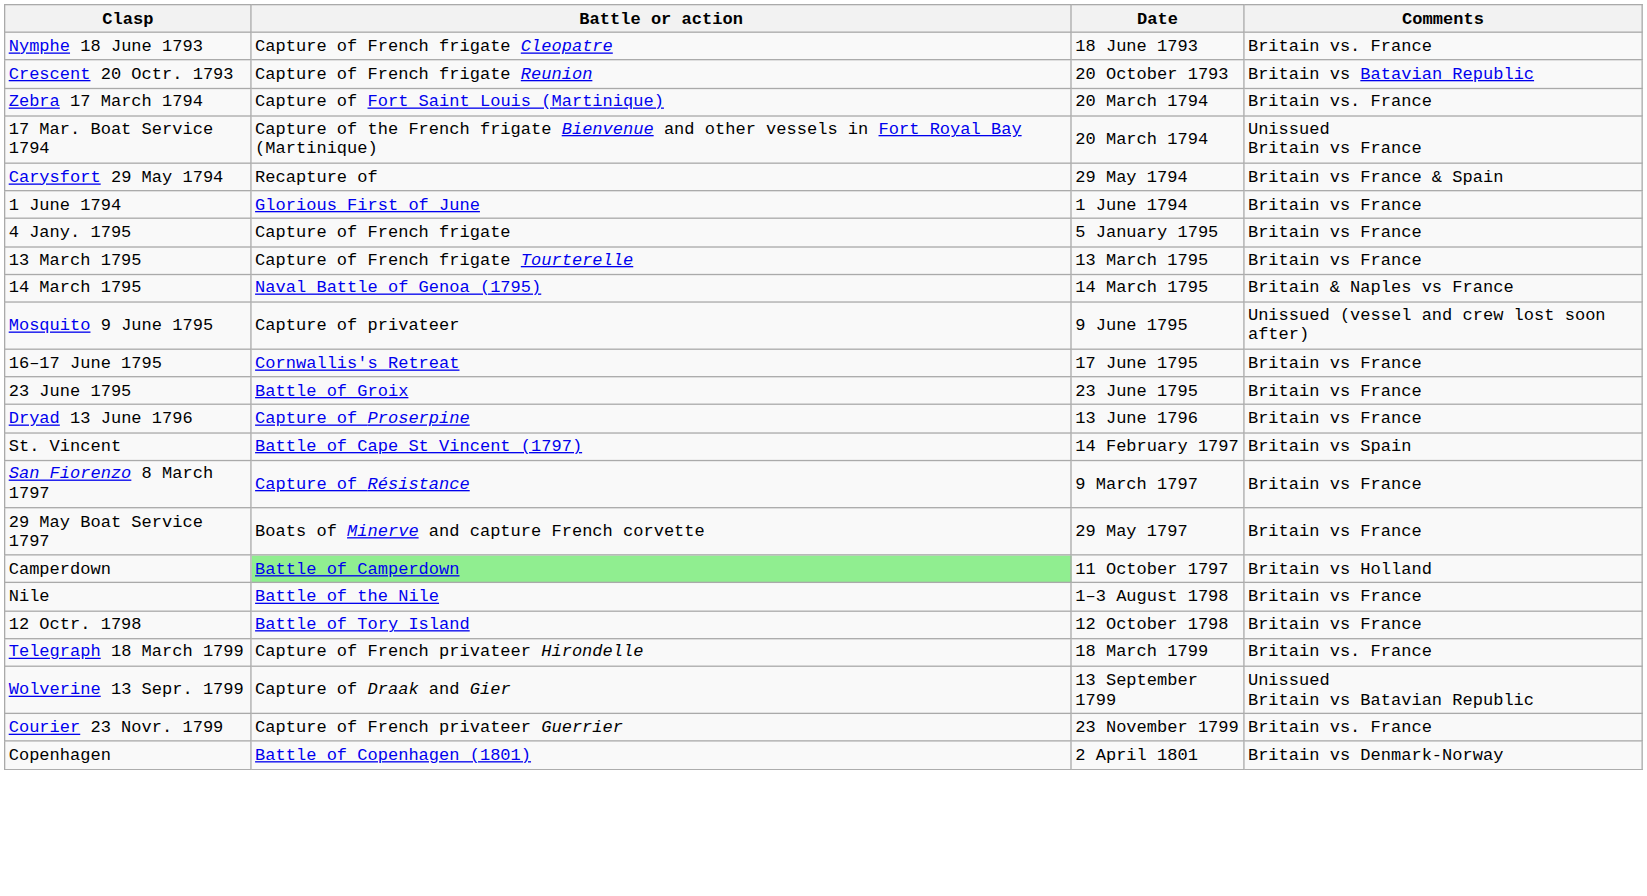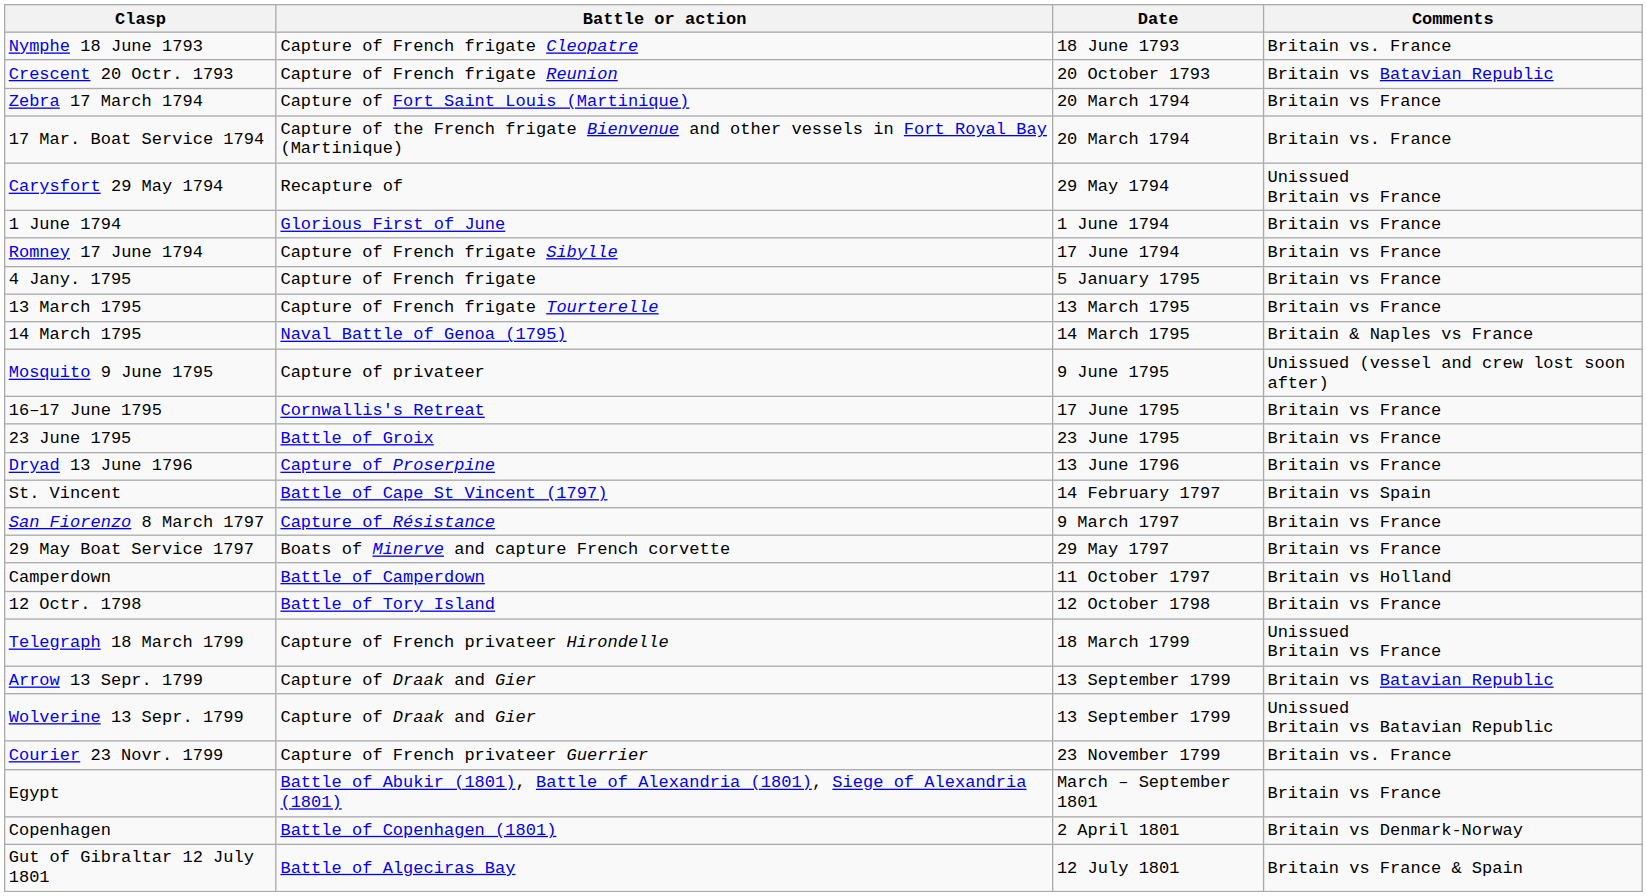(1340, 102) Britain vs. France -> (1354, 102) Britain vs France
(1335, 139) Unissued Britain vs France -> (1359, 139) Britain vs. France
(1376, 177) Britain vs France & Spain -> (1354, 187) Unissued Britain vs France
+ row: (106, 252)
(357, 569) lightgreen background -> (383, 577) no background
- row: (29, 597)
(1340, 652) Britain vs. France -> (1354, 642) Unissued Britain vs France
+ row: (106, 680)
+ row: (34, 793)
+ row: (131, 868)
